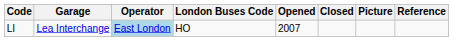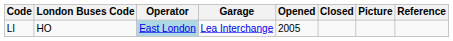columns swapped: (73, 12) <-> (224, 12)
(289, 28) 2007 -> (289, 28) 2005
